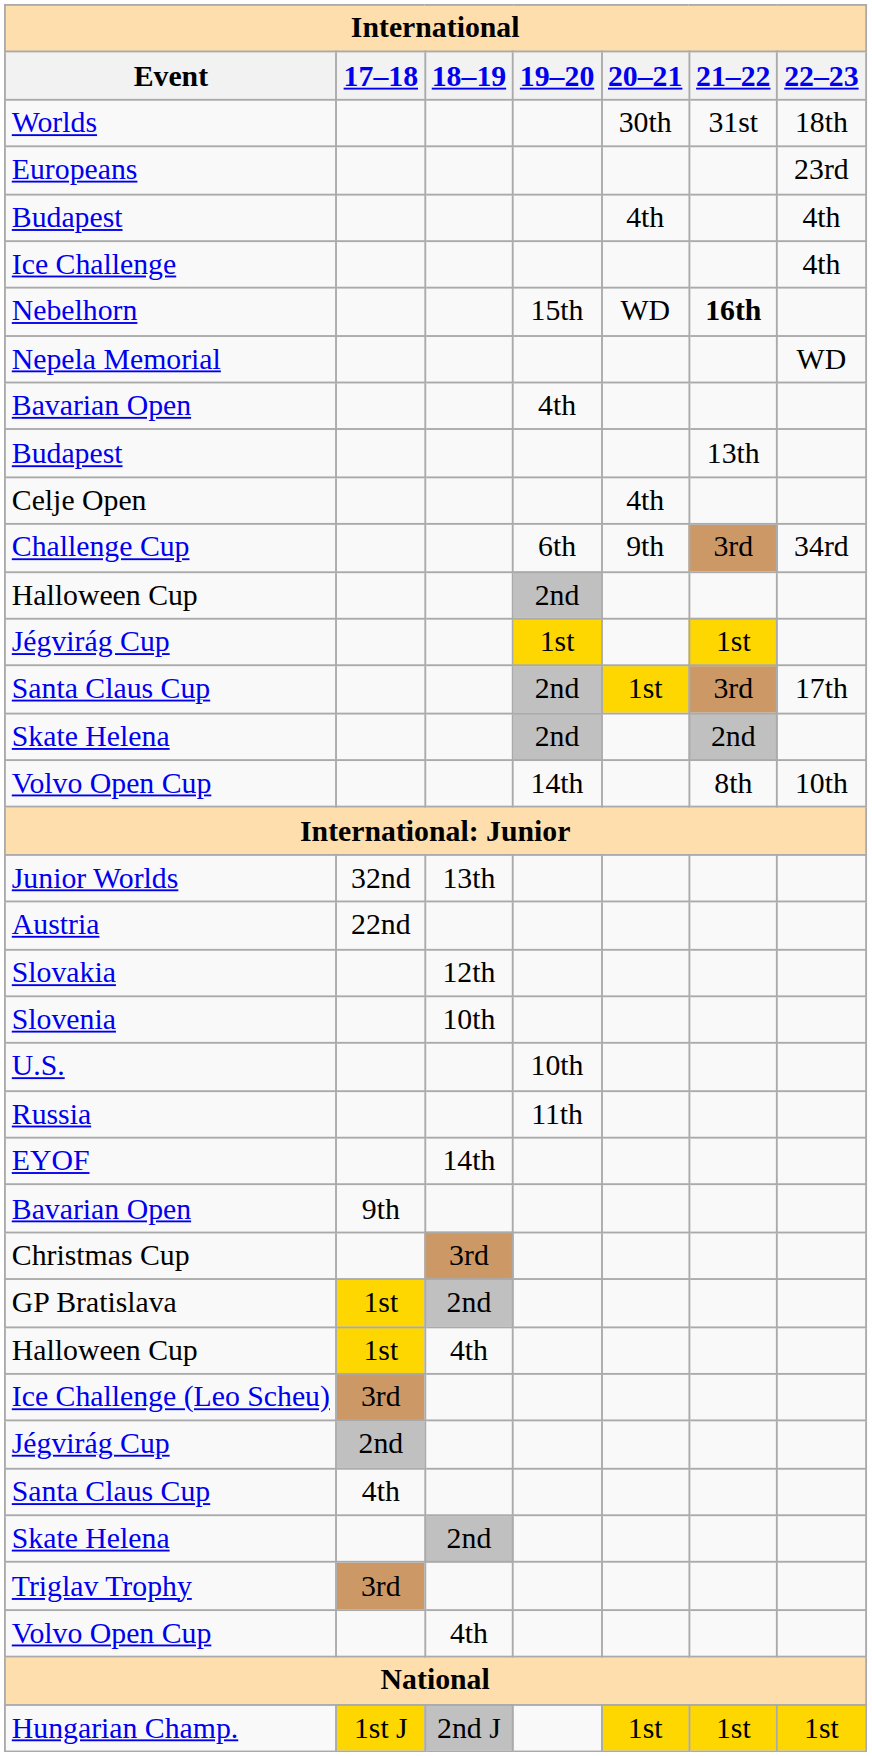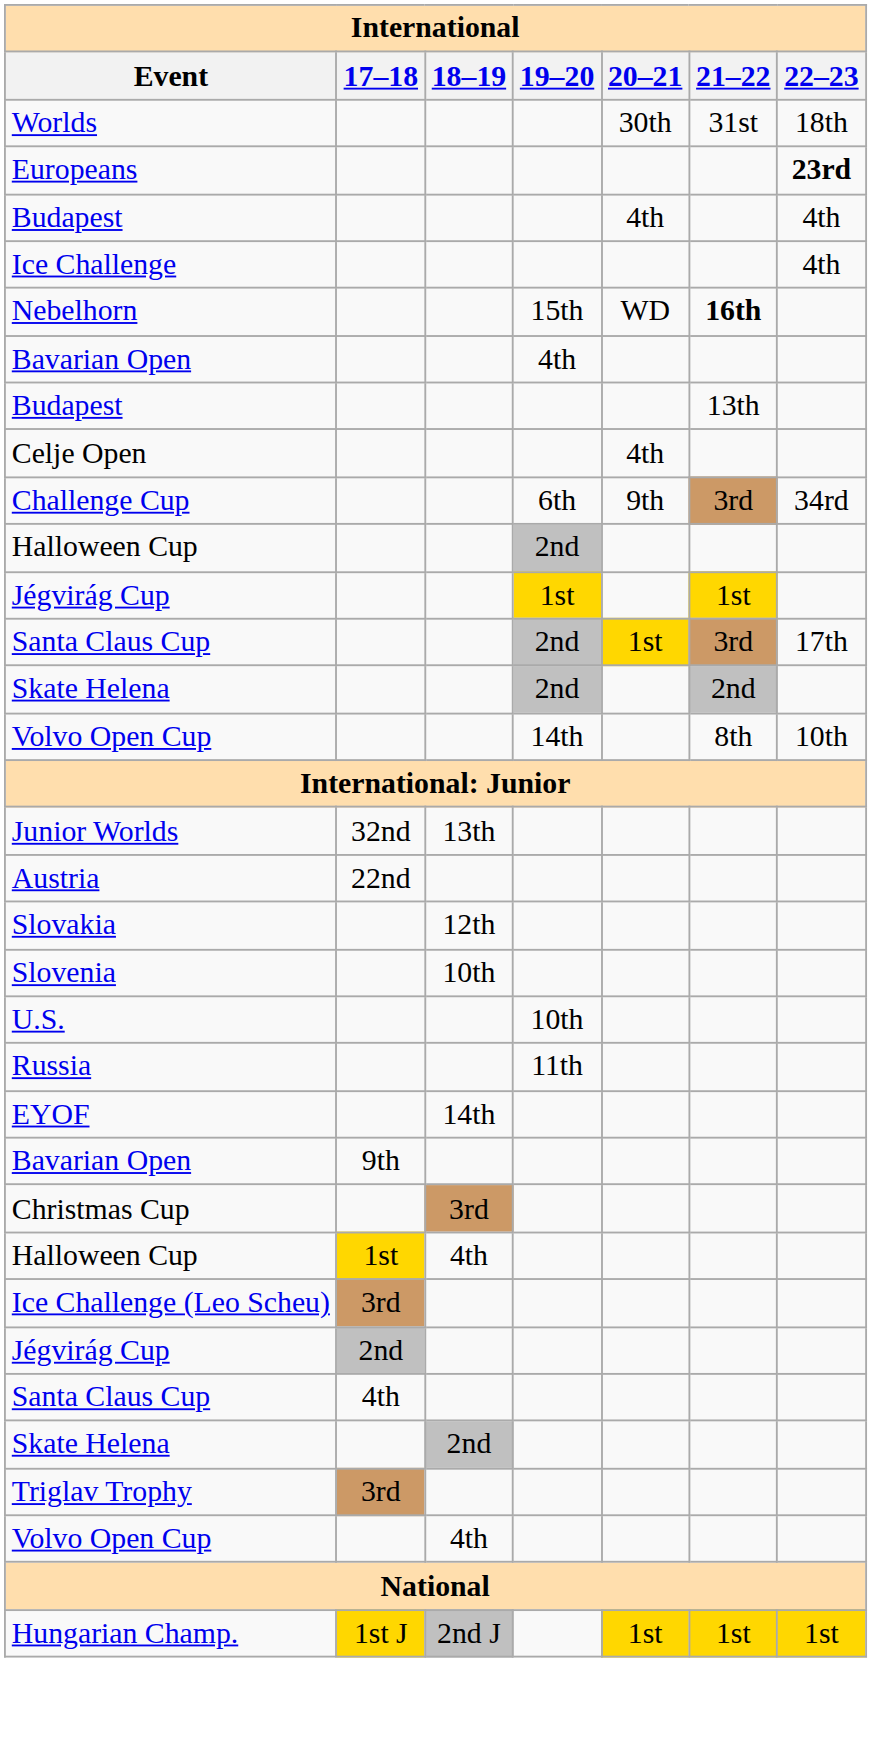(821, 169) normal -> (821, 169) bold
- row: (116, 358)
- row: (94, 1302)
